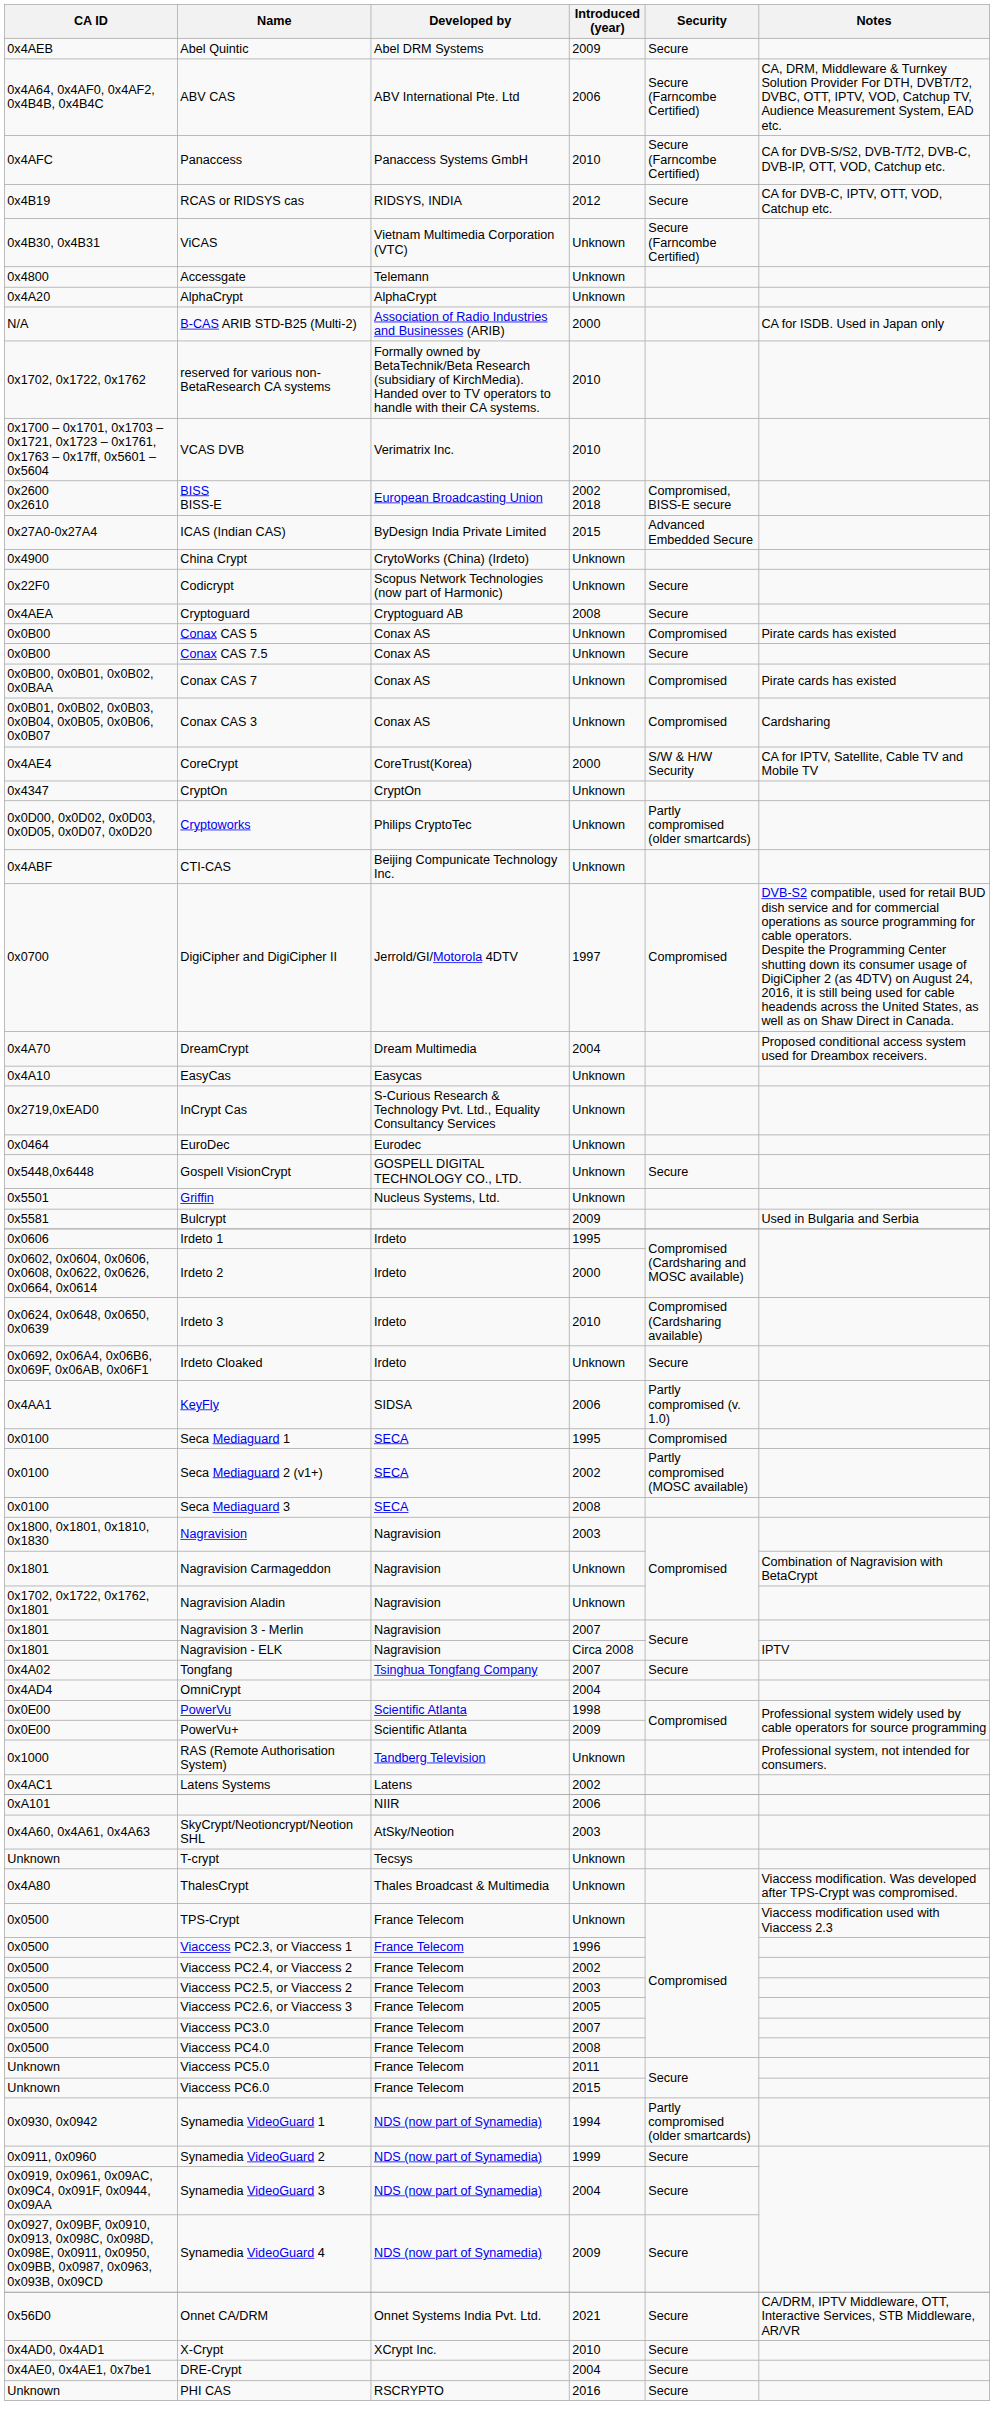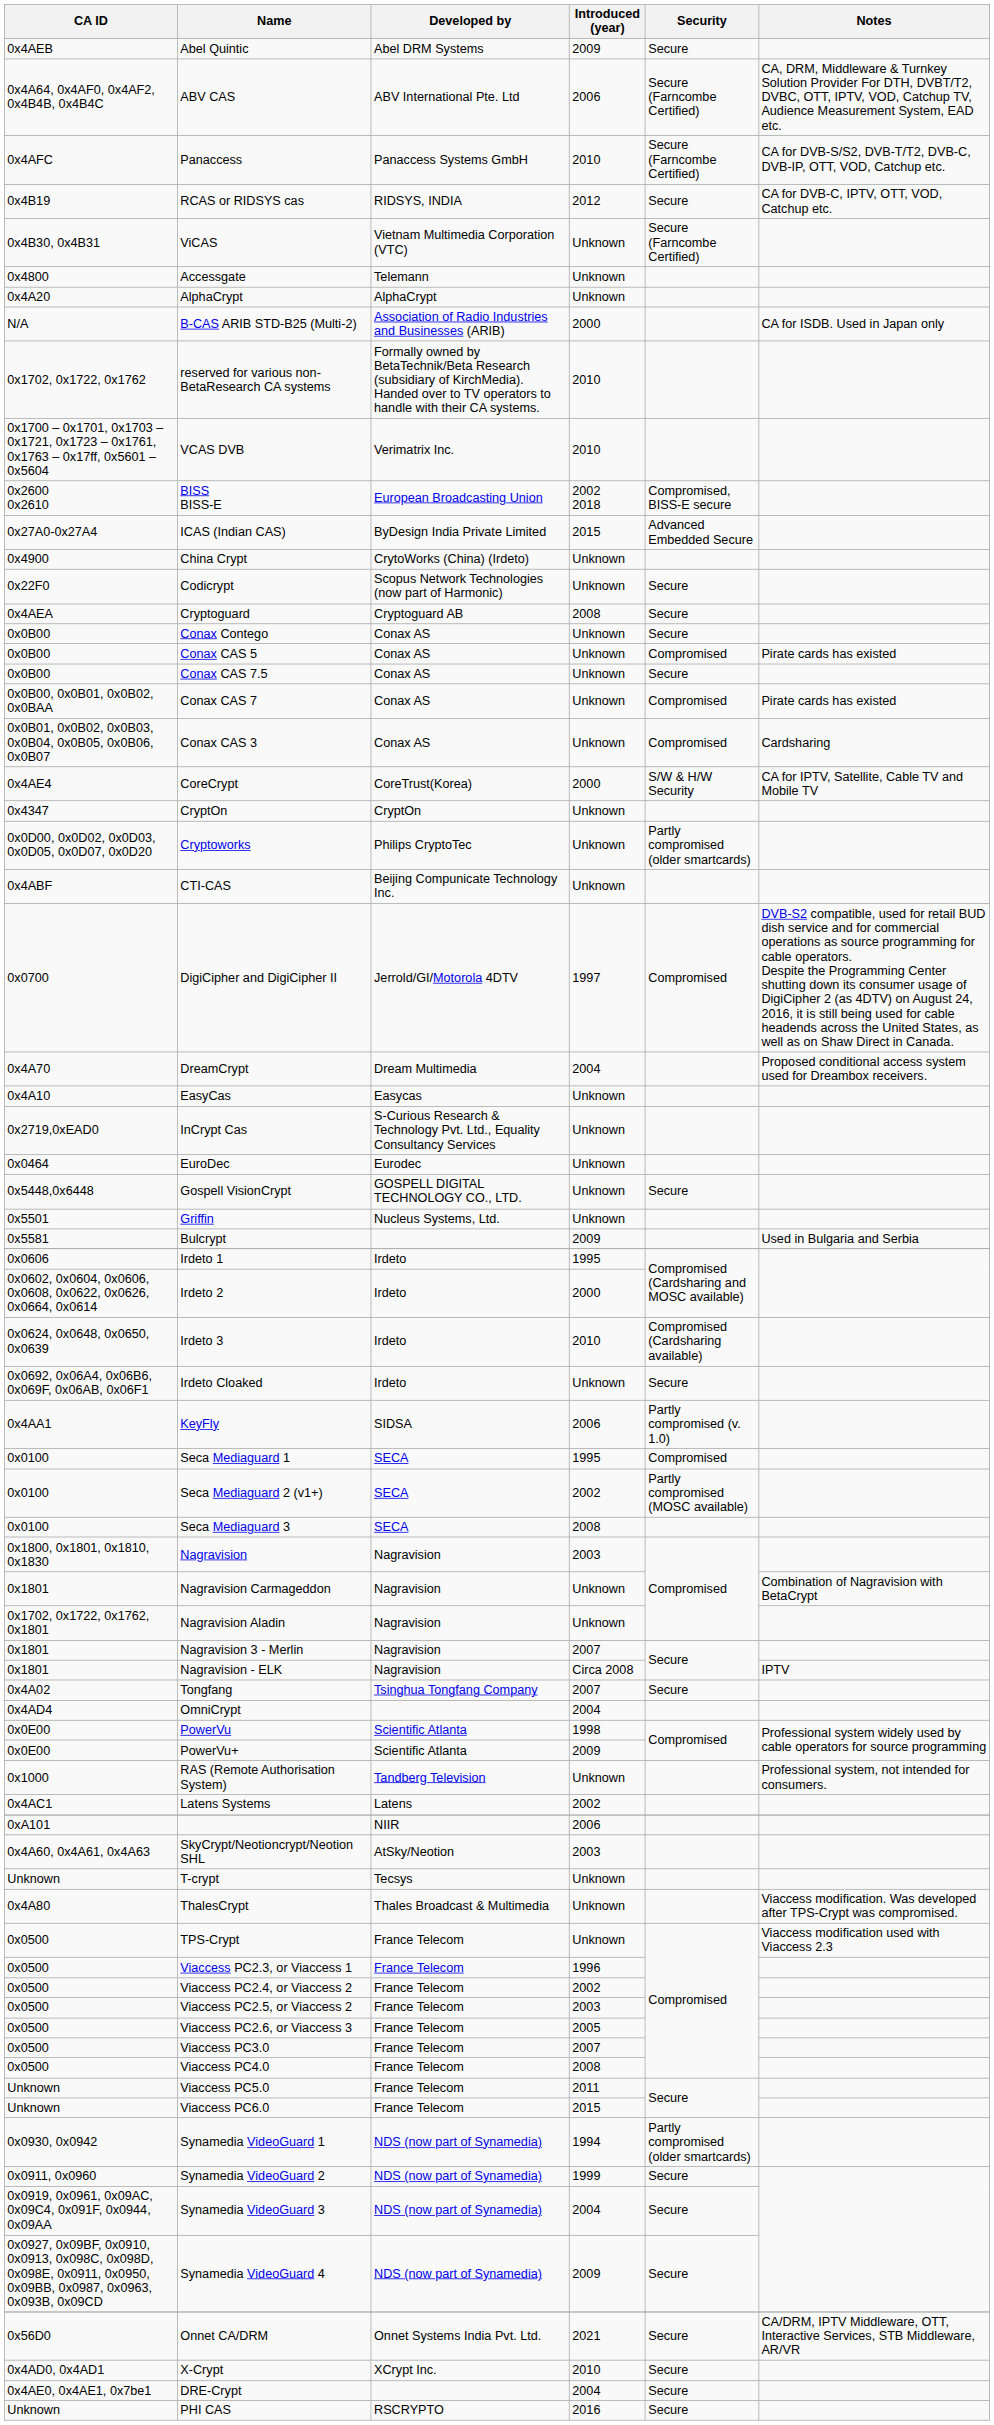+ row: (29, 633)
